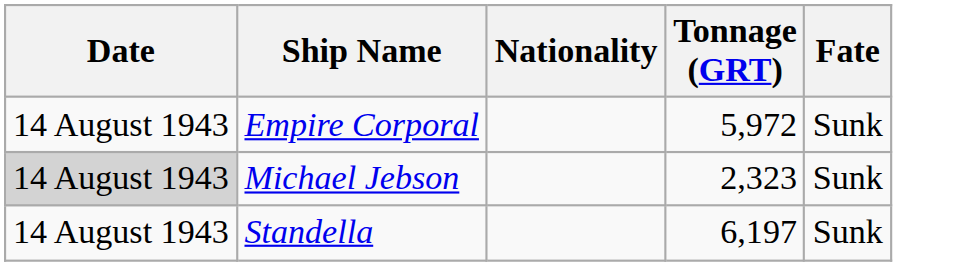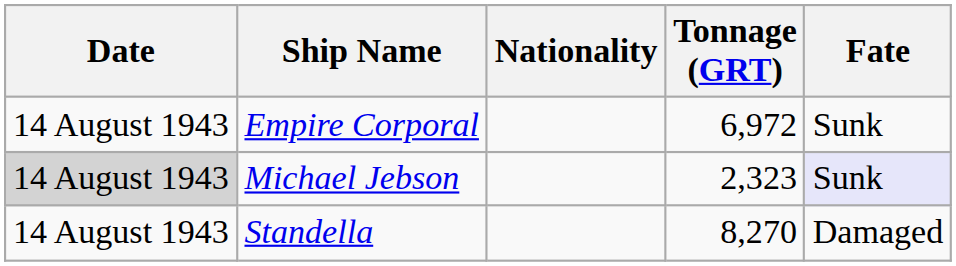(759, 123) 5,972 -> (759, 123) 6,972
(848, 177) no background -> (848, 177) lavender background
(759, 232) 6,197 -> (759, 232) 8,270
(848, 232) Sunk -> (878, 232) Damaged
